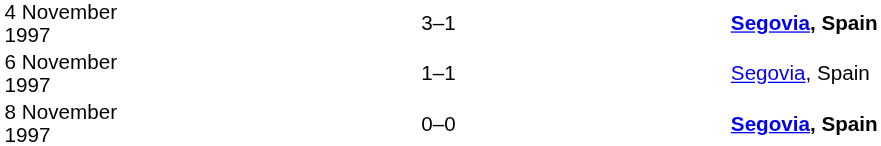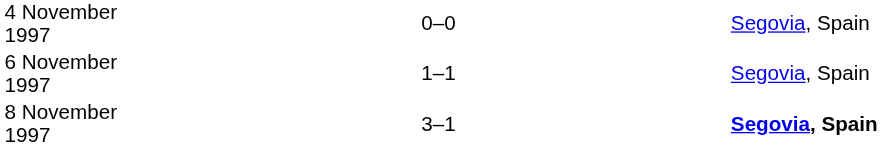(439, 23) 3–1 -> (439, 23) 0–0
(804, 23) bold -> (800, 23) normal
(439, 124) 0–0 -> (439, 124) 3–1
